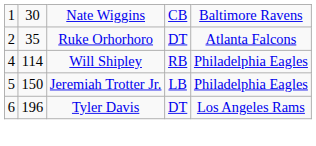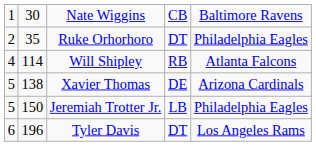(251, 38) Atlanta Falcons -> (251, 38) Philadelphia Eagles
(251, 61) Philadelphia Eagles -> (251, 61) Atlanta Falcons
+ row: (106, 84)
